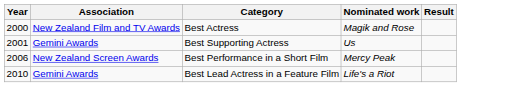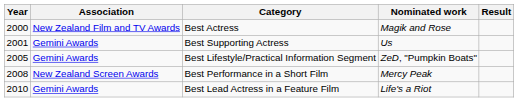+ row: (280, 58)
(17, 58) 2006 -> (17, 74) 2008
